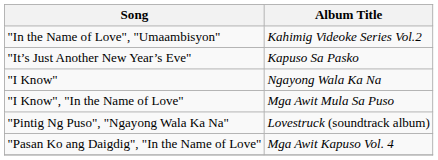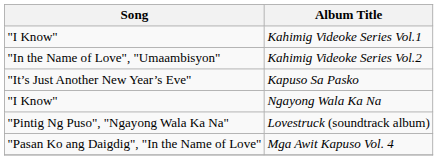+ row: (345, 37)
- row: (331, 101)
